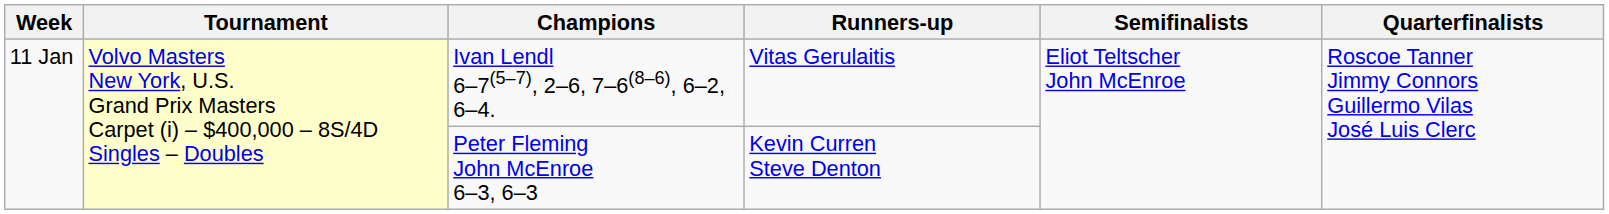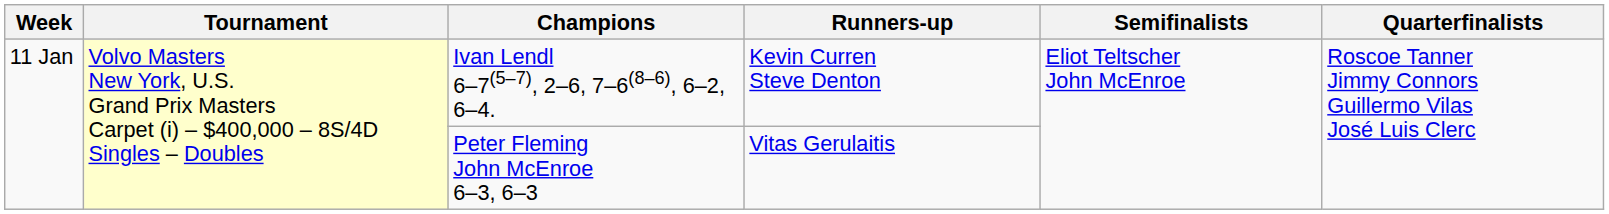(822, 57) Vitas Gerulaitis -> (815, 69) Kevin Curren Steve Denton
(815, 156) Kevin Curren Steve Denton -> (822, 144) Vitas Gerulaitis
